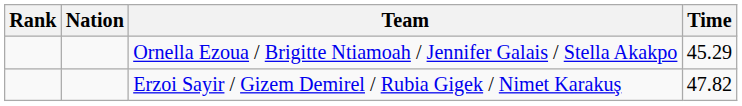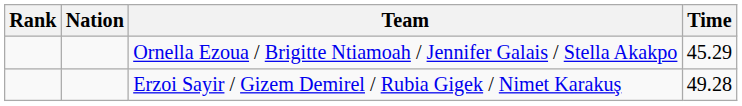(709, 84) 47.82 -> (709, 84) 49.28
